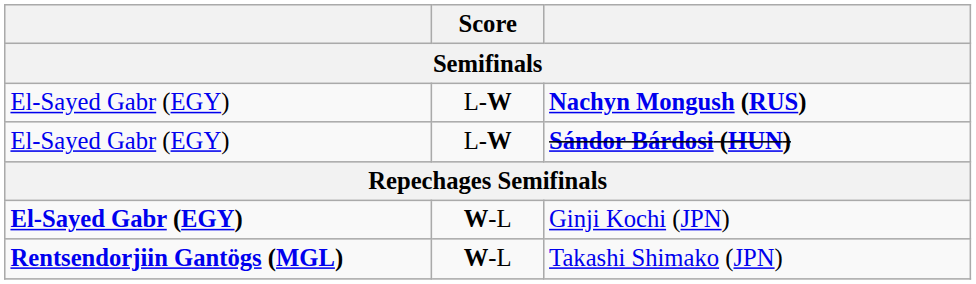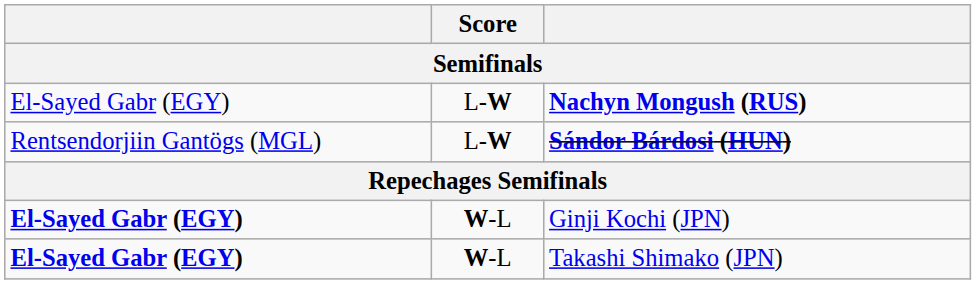(120, 141) El-Sayed Gabr (EGY) -> (166, 141) Rentsendorjiin Gantögs (MGL)
(177, 258) Rentsendorjiin Gantögs (MGL) -> (127, 258) El-Sayed Gabr (EGY)
